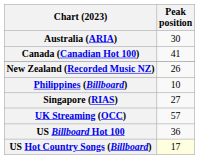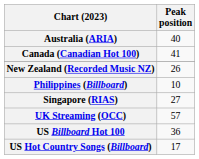(176, 38) 30 -> (176, 38) 40
(176, 147) lightyellow background -> (176, 147) no background
